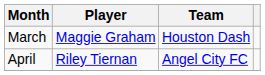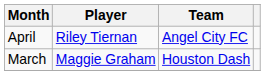rows swapped: (27, 37) <-> (22, 59)
